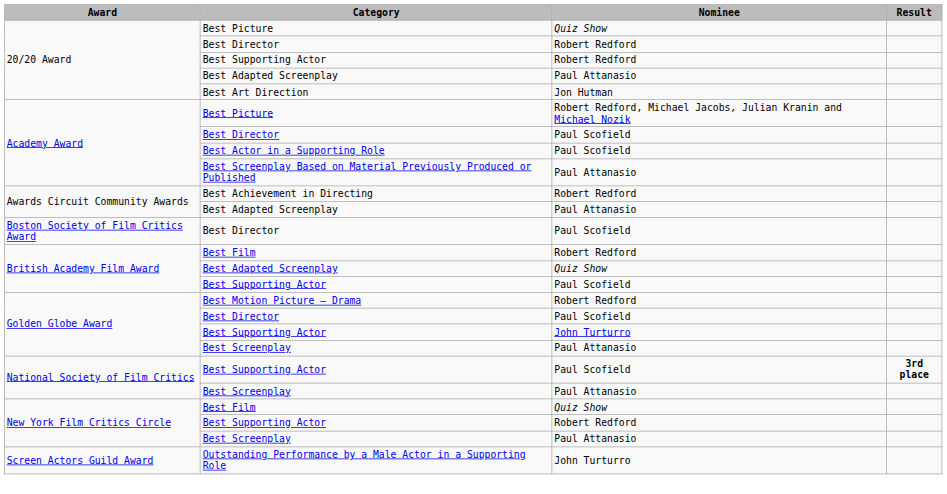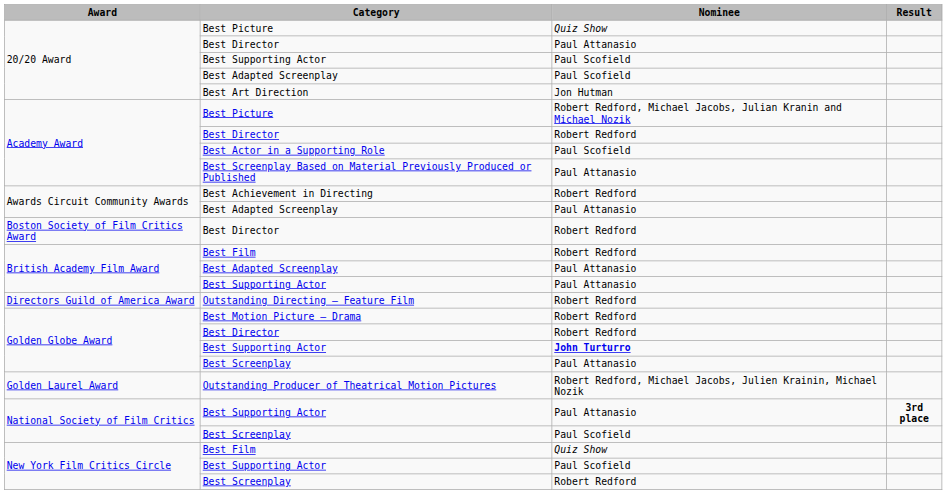(595, 44) Robert Redford -> (595, 44) Paul Attanasio
(595, 60) Robert Redford -> (592, 60) Paul Scofield
(595, 76) Paul Attanasio -> (592, 76) Paul Scofield
(592, 135) Paul Scofield -> (595, 135) Robert Redford
(592, 231) Paul Scofield -> (595, 231) Robert Redford
(581, 269) Quiz Show -> (595, 269) Paul Attanasio
(592, 284) Paul Scofield -> (595, 284) Paul Attanasio
+ row: (101, 300)
(592, 316) Paul Scofield -> (595, 332) Robert Redford
(592, 332) normal -> (592, 348) bold
+ row: (62, 385)
(592, 370) Paul Scofield -> (595, 413) Paul Attanasio
(595, 391) Paul Attanasio -> (592, 434) Paul Scofield
(595, 423) Robert Redford -> (592, 466) Paul Scofield
(595, 439) Paul Attanasio -> (595, 482) Robert Redford
- row: (80, 460)
